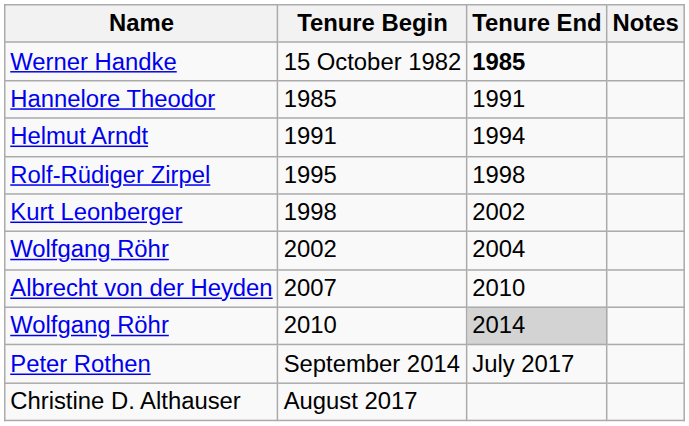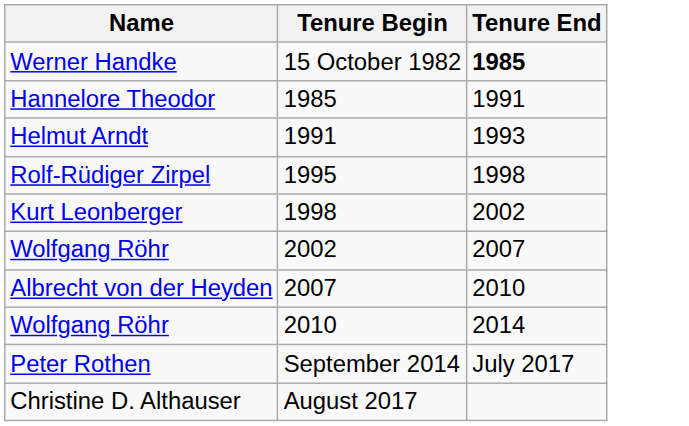- column: (646, 23)
(499, 136) 1994 -> (499, 136) 1993
(499, 250) 2004 -> (499, 250) 2007
(499, 325) lightgrey background -> (499, 325) no background
